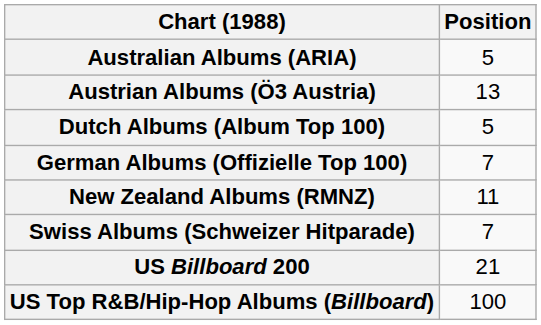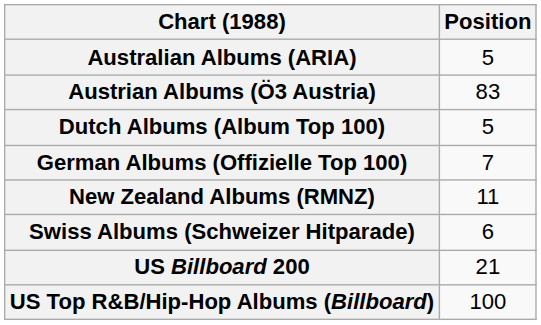(488, 92) 13 -> (488, 92) 83
(488, 232) 7 -> (488, 232) 6
